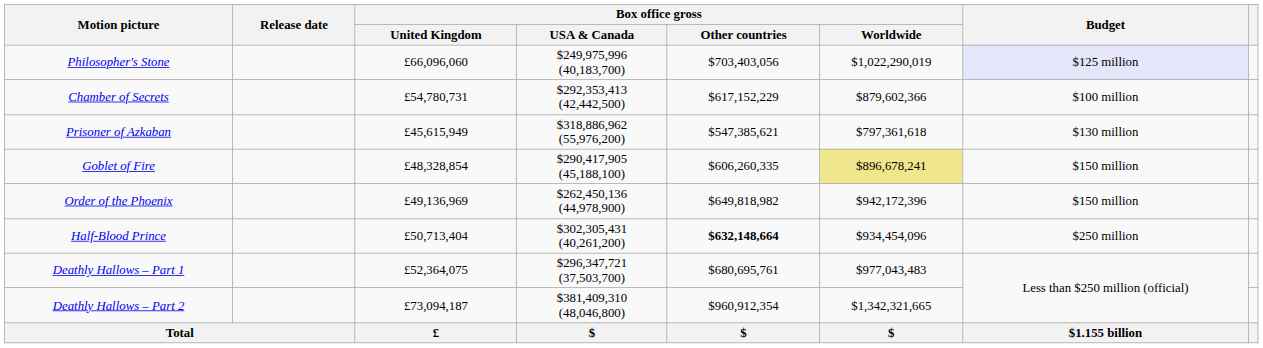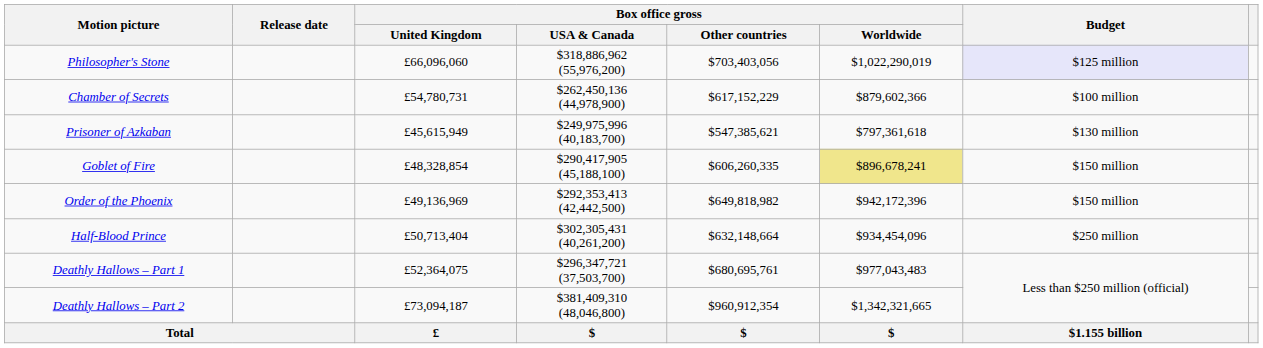(592, 62) $249,975,996 (40,183,700) -> (592, 62) $318,886,962 (55,976,200)
(592, 97) $292,353,413 (42,442,500) -> (592, 97) $262,450,136 (44,978,900)
(592, 131) $318,886,962 (55,976,200) -> (592, 131) $249,975,996 (40,183,700)
(592, 201) $262,450,136 (44,978,900) -> (592, 201) $292,353,413 (42,442,500)
(744, 235) bold -> (744, 235) normal
